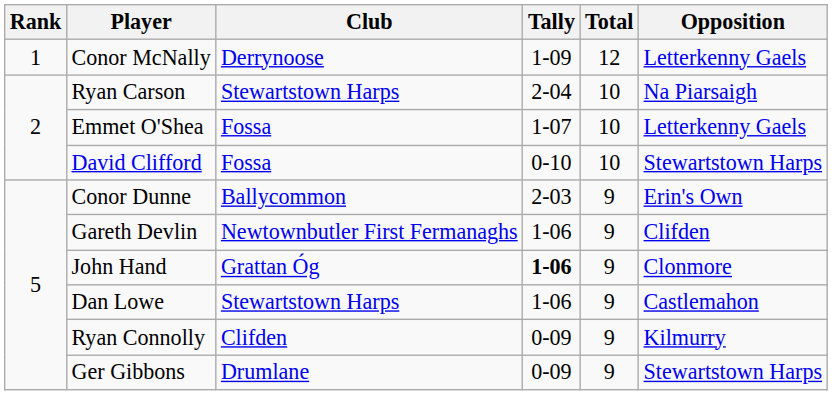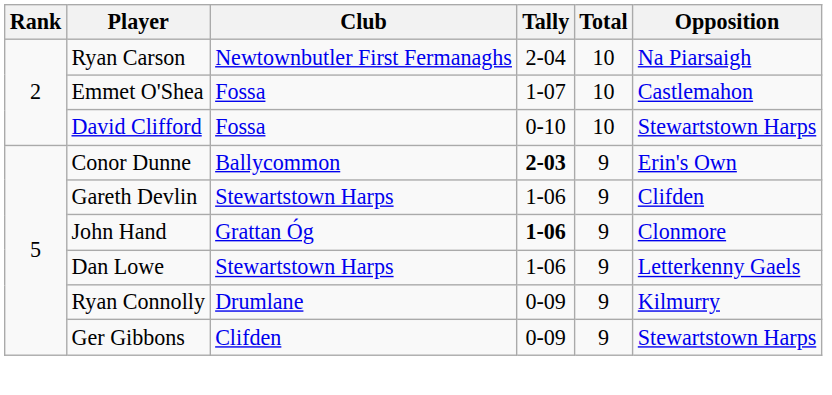- row: (141, 57)
(310, 92) Stewartstown Harps -> (364, 57) Newtownbutler First Fermanaghs
(725, 127) Letterkenny Gaels -> (695, 92) Castlemahon
(551, 197) normal -> (546, 162) bold
(369, 232) Newtownbutler First Fermanaghs -> (304, 197) Stewartstown Harps
(701, 302) Castlemahon -> (719, 267) Letterkenny Gaels
(254, 337) Clifden -> (259, 302) Drumlane
(265, 372) Drumlane -> (248, 337) Clifden
